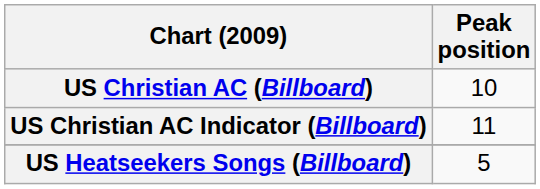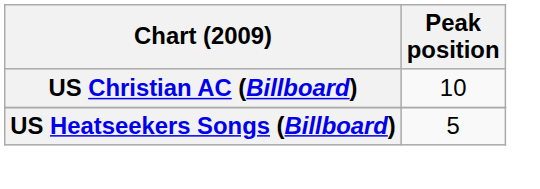- row: (218, 125)
